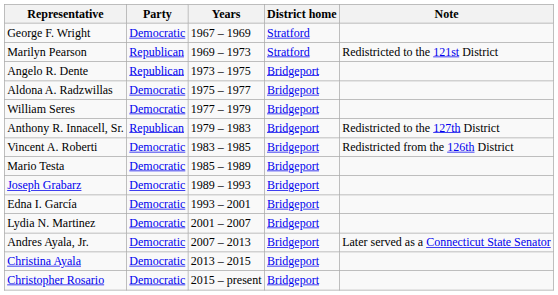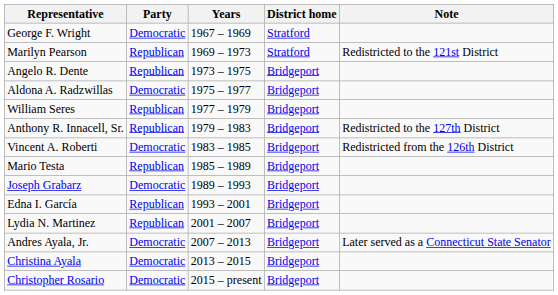(157, 109) Democratic -> (157, 109) Republican
(157, 166) Democratic -> (157, 166) Republican
(157, 204) Democratic -> (157, 204) Republican
(157, 223) Democratic -> (157, 223) Republican
